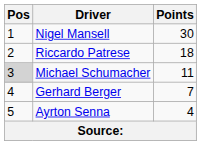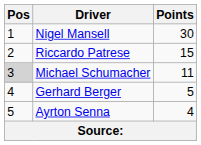(187, 53) 18 -> (187, 53) 15
(190, 92) 7 -> (190, 92) 5
